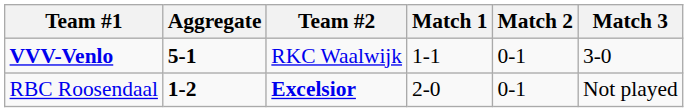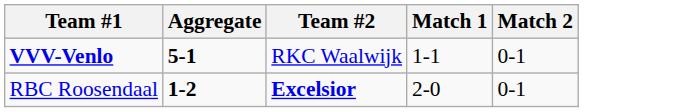- column: (630, 21)
